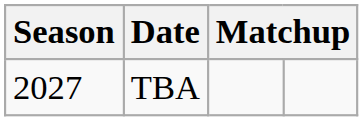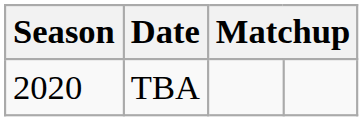(48, 86) 2027 -> (48, 86) 2020
